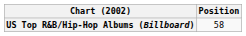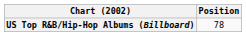(219, 25) 58 -> (219, 25) 78
